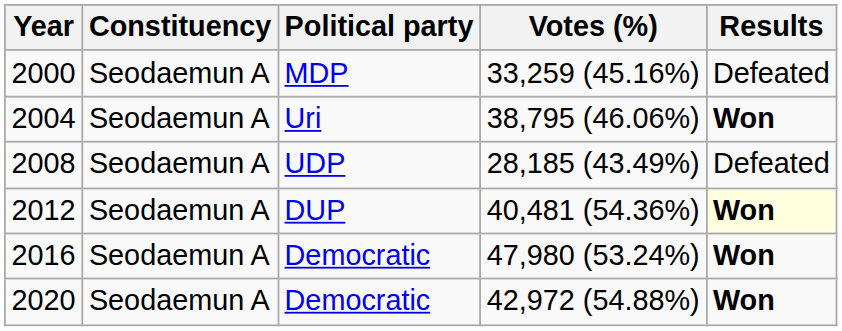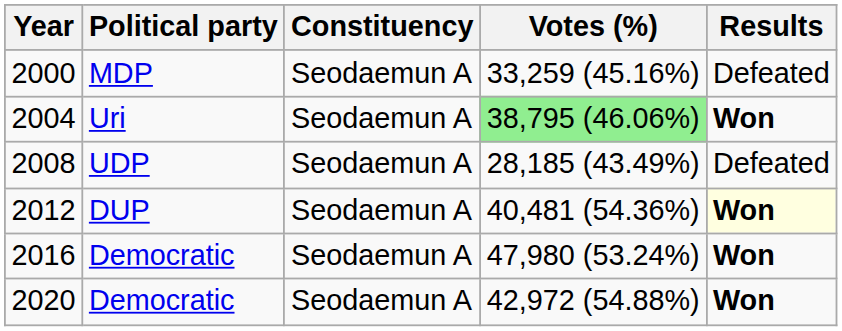columns swapped: (180, 27) <-> (379, 27)
(593, 118) no background -> (593, 118) lightgreen background
